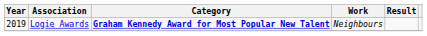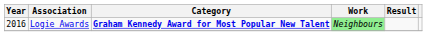(16, 24) 2019 -> (16, 24) 2016
(358, 24) no background -> (358, 24) lightgreen background
